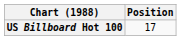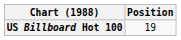(150, 28) 17 -> (150, 28) 19
